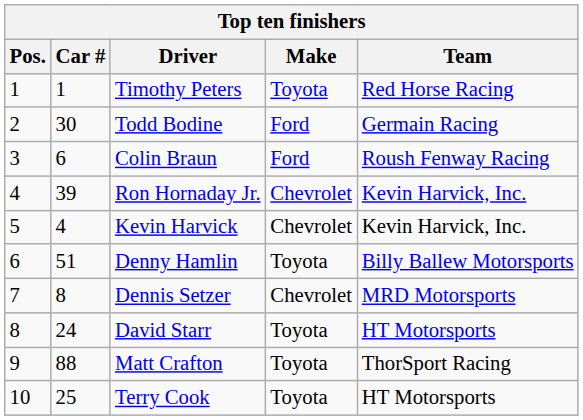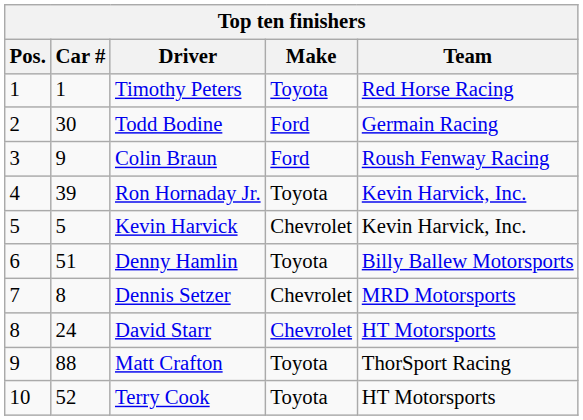(61, 158) 6 -> (61, 158) 9
(311, 192) Chevrolet -> (299, 192) Toyota
(61, 227) 4 -> (61, 227) 5
(299, 329) Toyota -> (311, 329) Chevrolet
(66, 398) 25 -> (66, 398) 52
